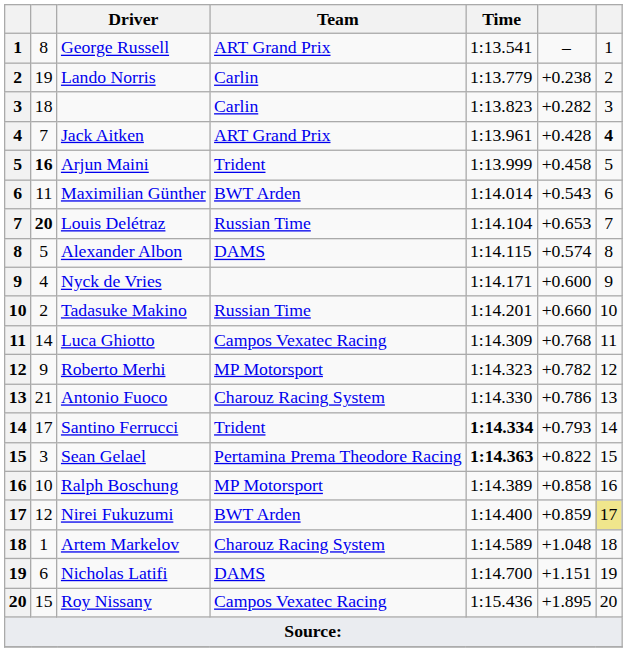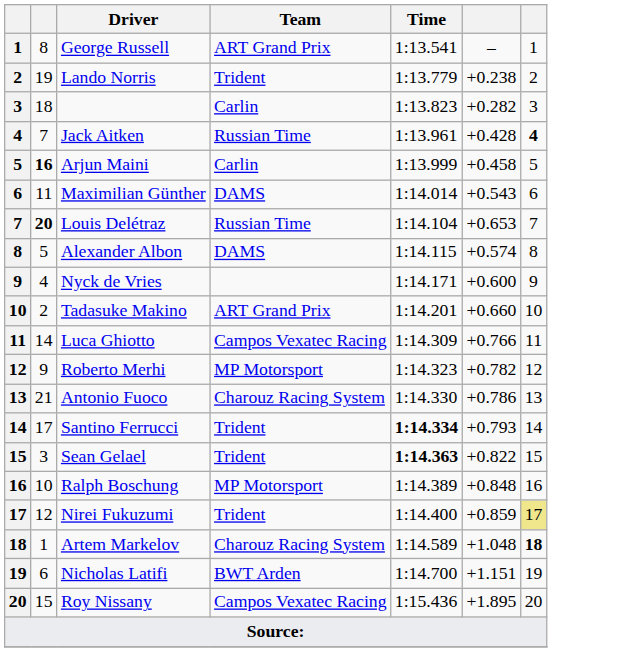(236, 77) Carlin -> (240, 77) Trident
(272, 135) ART Grand Prix -> (262, 135) Russian Time
(240, 164) Trident -> (236, 164) Carlin
(257, 193) BWT Arden -> (240, 193) DAMS
(262, 310) Russian Time -> (272, 310) ART Grand Prix
(567, 339) +0.768 -> (491, 339) +0.766
(338, 456) Pertamina Prema Theodore Racing -> (240, 456) Trident
(567, 485) +0.858 -> (491, 485) +0.848
(257, 514) BWT Arden -> (240, 514) Trident
(609, 543) normal -> (534, 543) bold
(240, 572) DAMS -> (257, 572) BWT Arden
